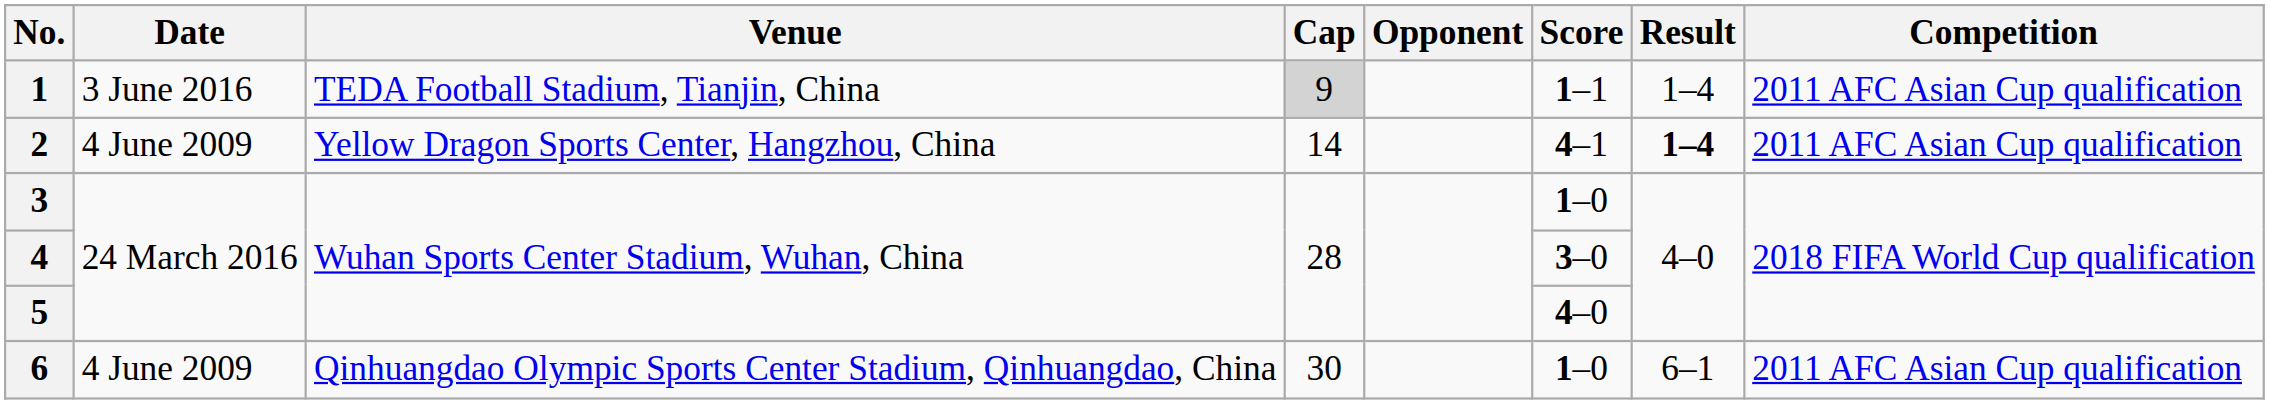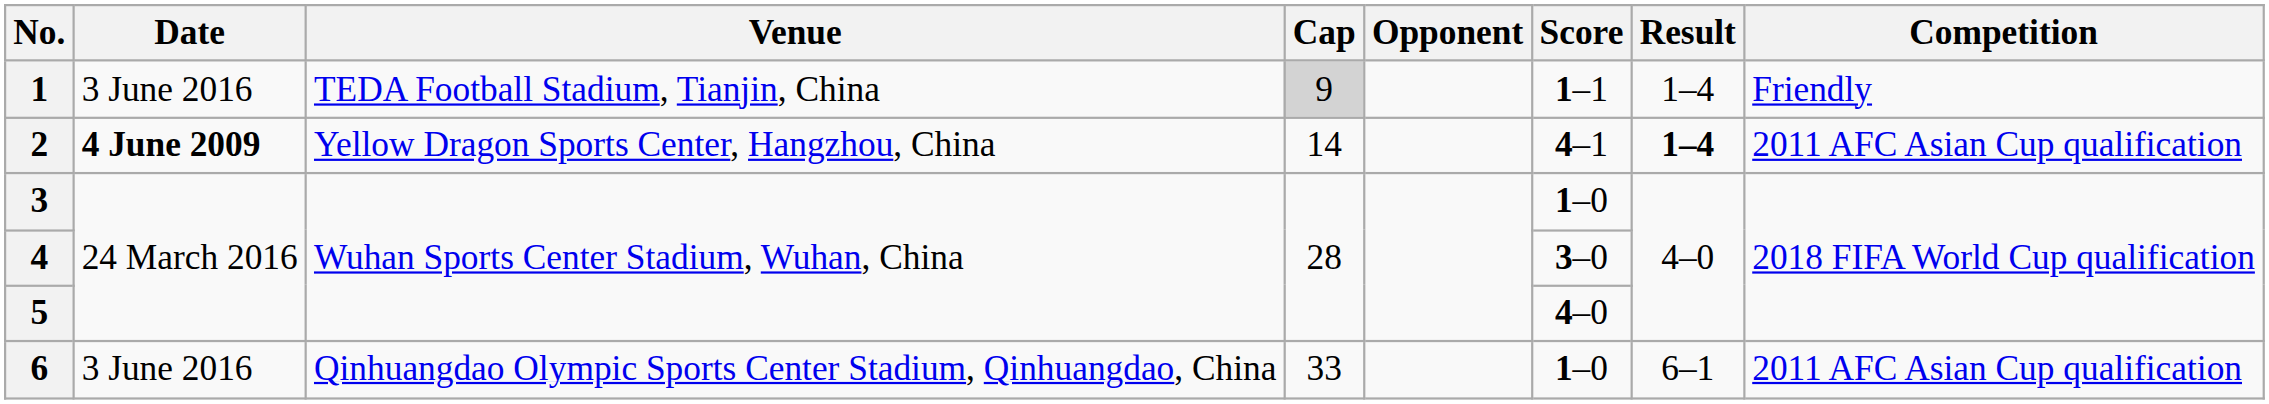(1997, 88) 2011 AFC Asian Cup qualification -> (1812, 88) Friendly
(167, 144) normal -> (171, 144) bold
(167, 369) 4 June 2009 -> (167, 369) 3 June 2016
(1324, 369) 30 -> (1324, 369) 33
